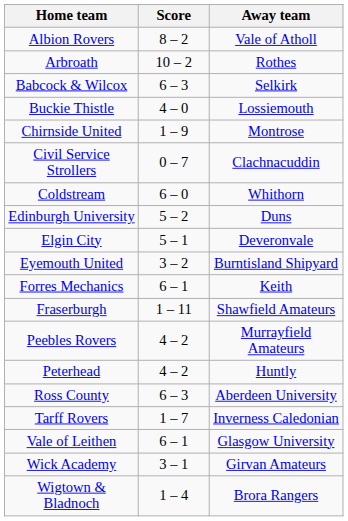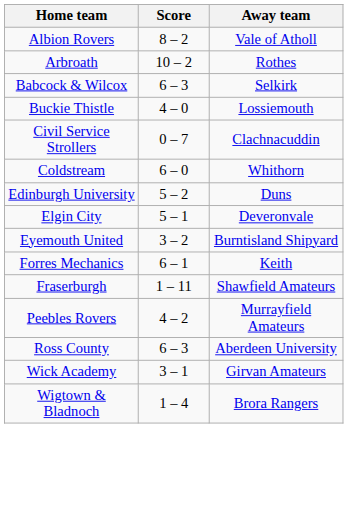- row: (72, 131)
- row: (72, 372)
- row: (72, 418)
- row: (72, 441)
